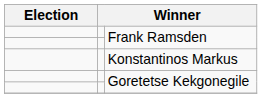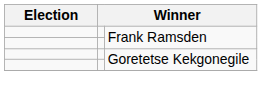- row: (51, 60)
